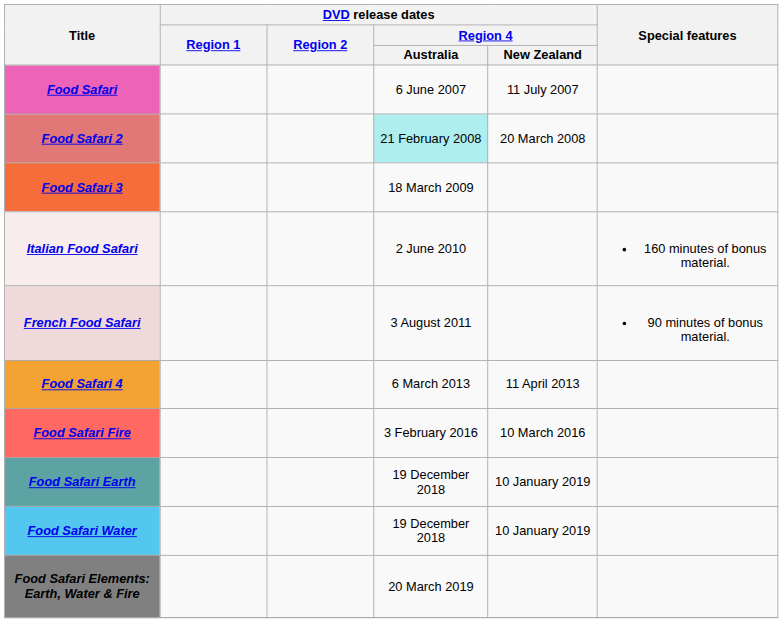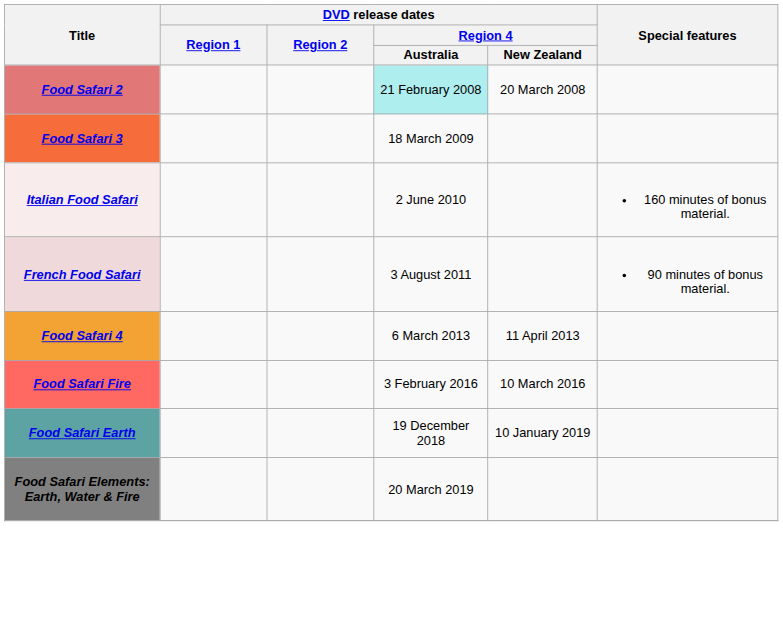- row: (82, 90)
- row: (82, 531)
